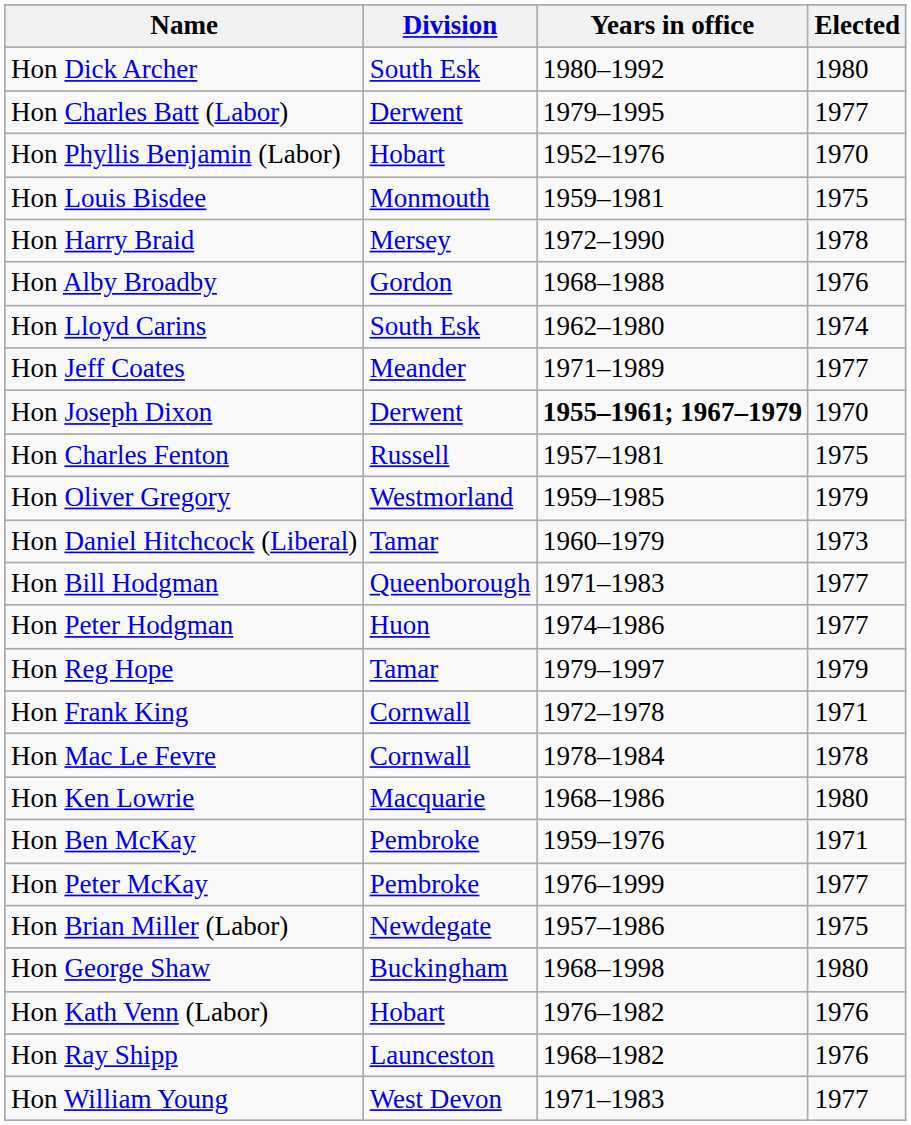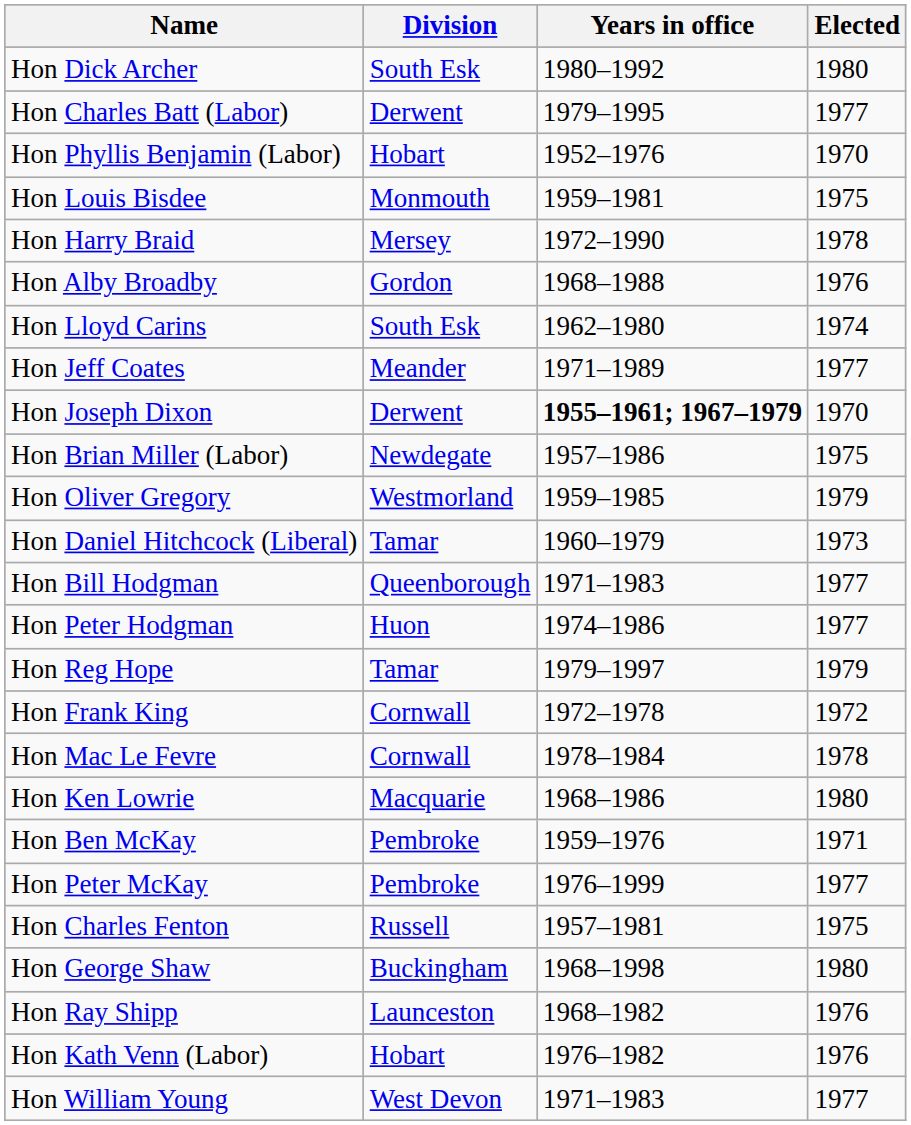rows swapped: (120, 454) <-> (150, 926)
(842, 712) 1971 -> (842, 712) 1972
rows swapped: (94, 1055) <-> (140, 1012)
